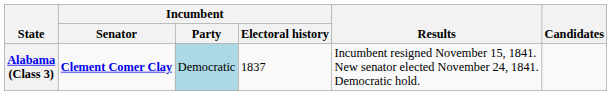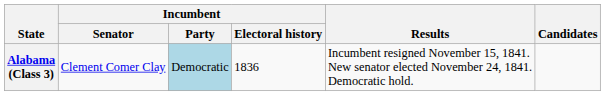(116, 67) bold -> (113, 67) normal
(253, 67) 1837 -> (247, 67) 1836
